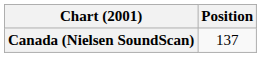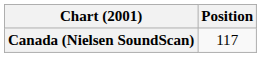(227, 40) 137 -> (227, 40) 117
